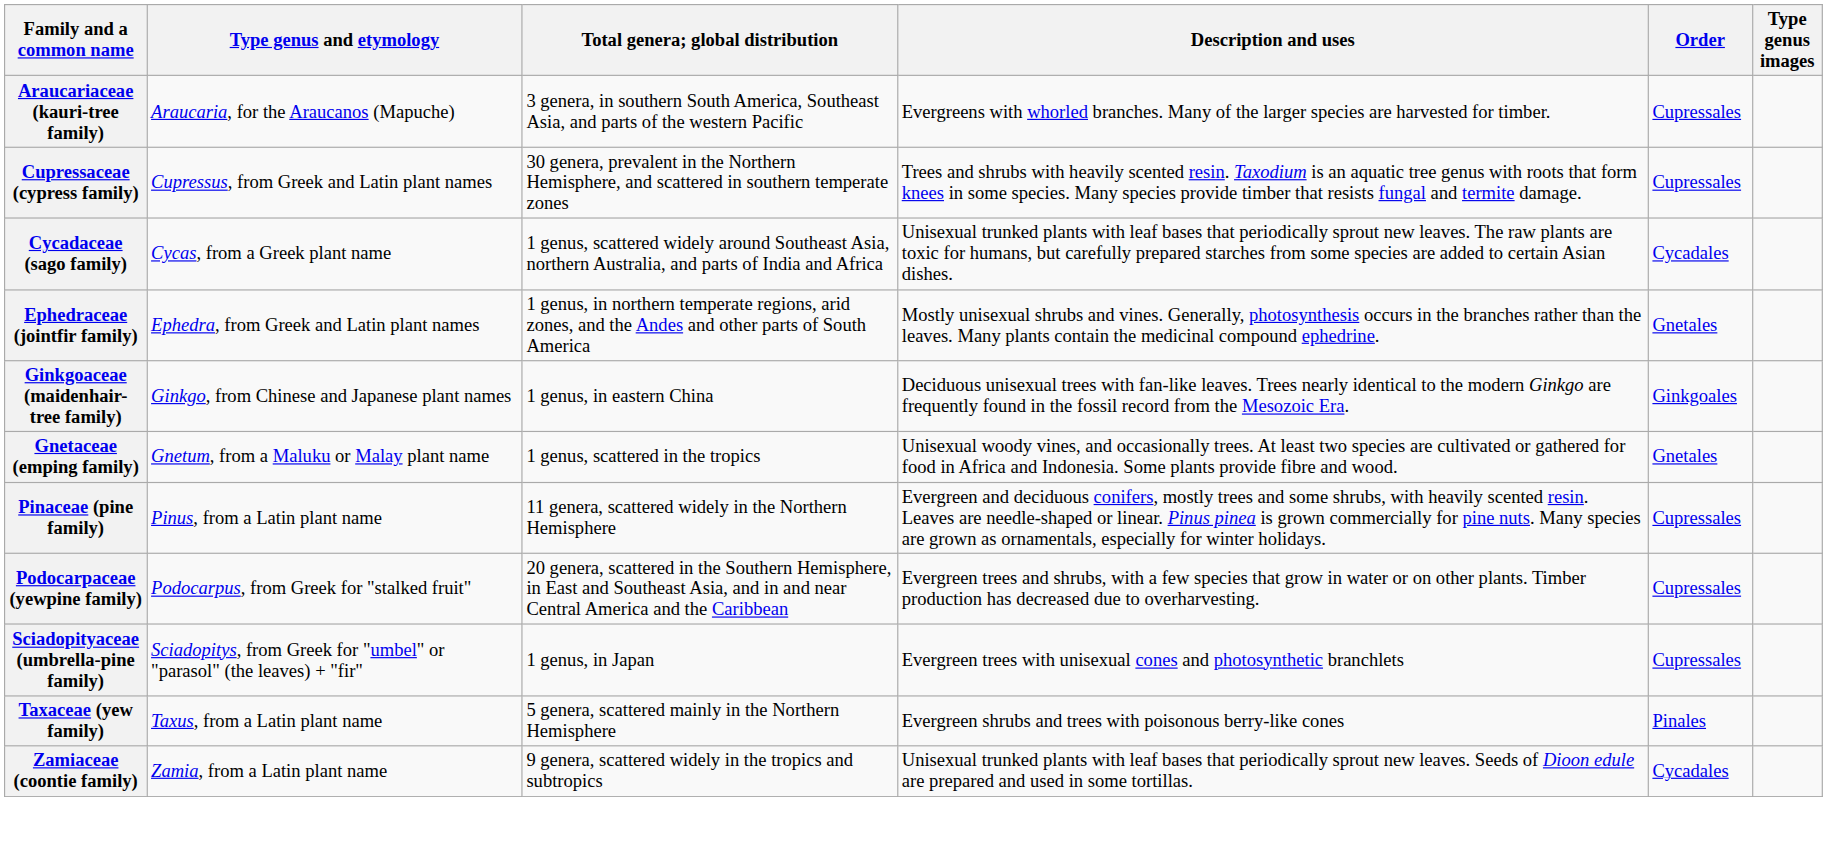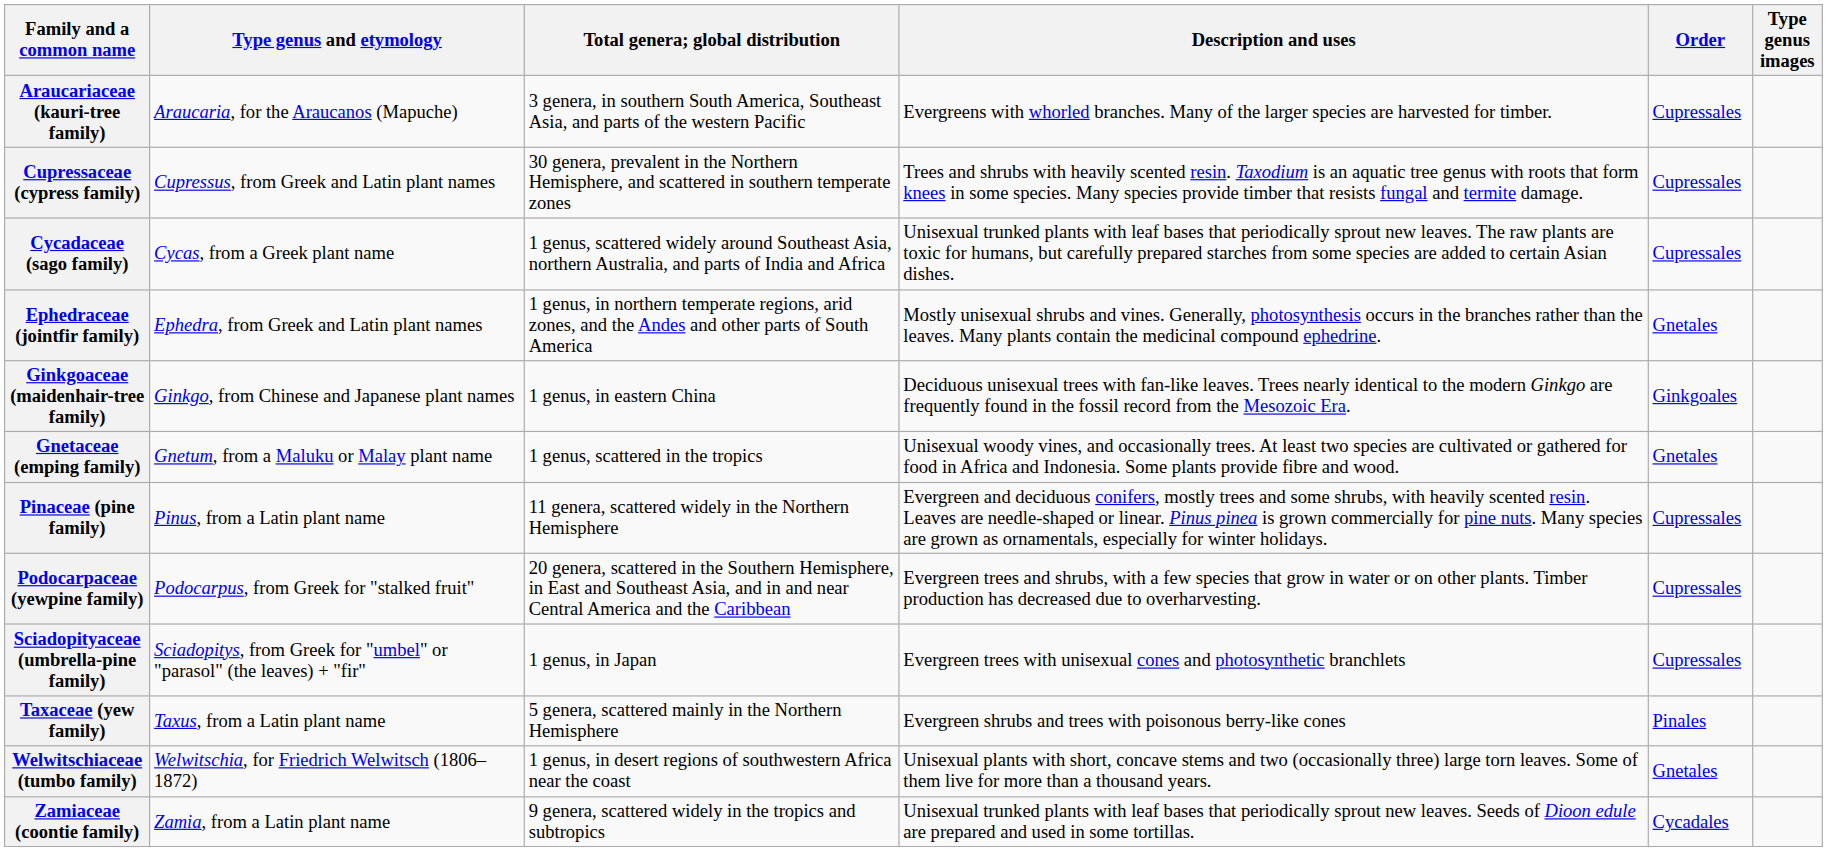(1691, 253) Cycadales -> (1697, 253) Cupressales
+ row: (77, 771)
